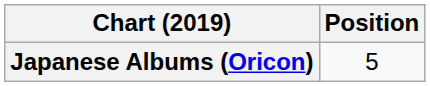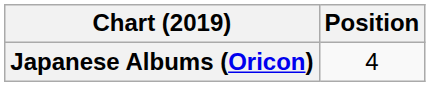(372, 61) 5 -> (372, 61) 4
